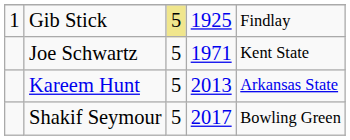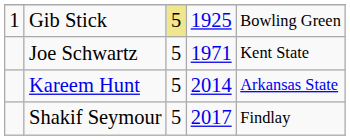(265, 20) Findlay -> (291, 20) Bowling Green
(211, 85) 2013 -> (211, 85) 2014
(291, 118) Bowling Green -> (265, 118) Findlay
